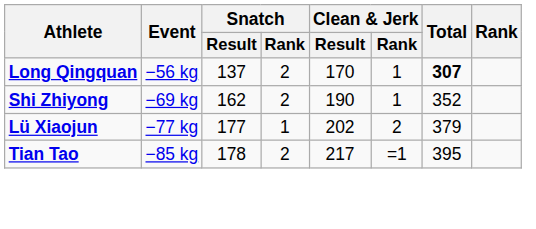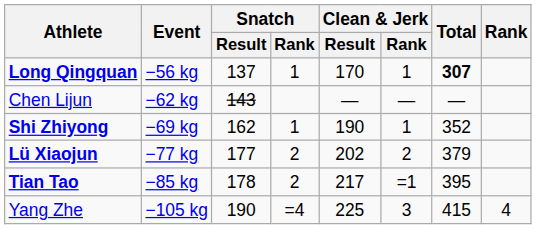(285, 72) 2 -> (295, 72) 1
+ row: (50, 100)
(285, 100) 2 -> (295, 127) 1
(285, 127) 1 -> (295, 155) 2
+ row: (46, 210)
